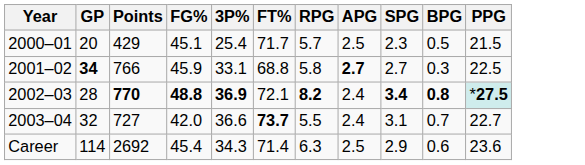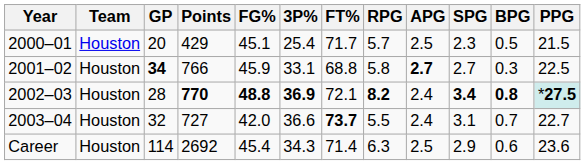+ column: (110, 17)
